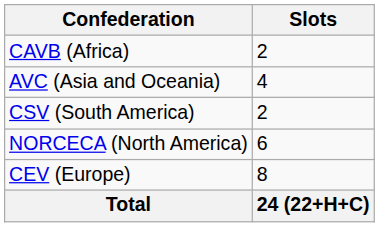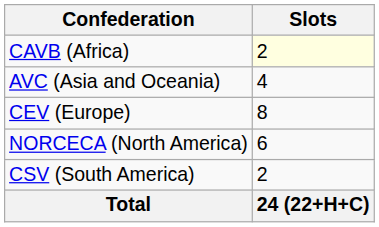(262, 50) no background -> (262, 50) lightyellow background
rows swapped: (70, 174) <-> (102, 112)
